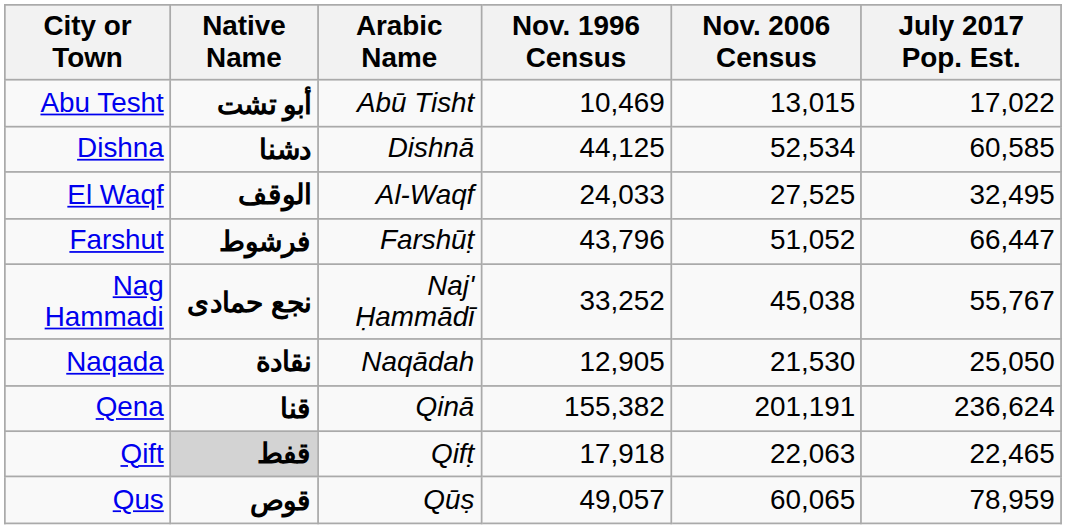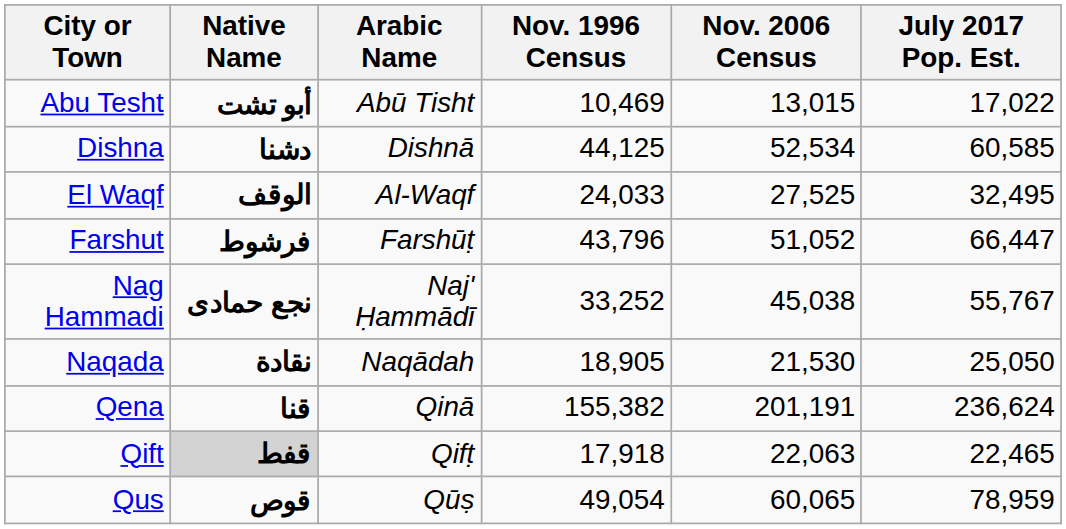(622, 361) 12,905 -> (622, 361) 18,905
(622, 499) 49,057 -> (622, 499) 49,054
